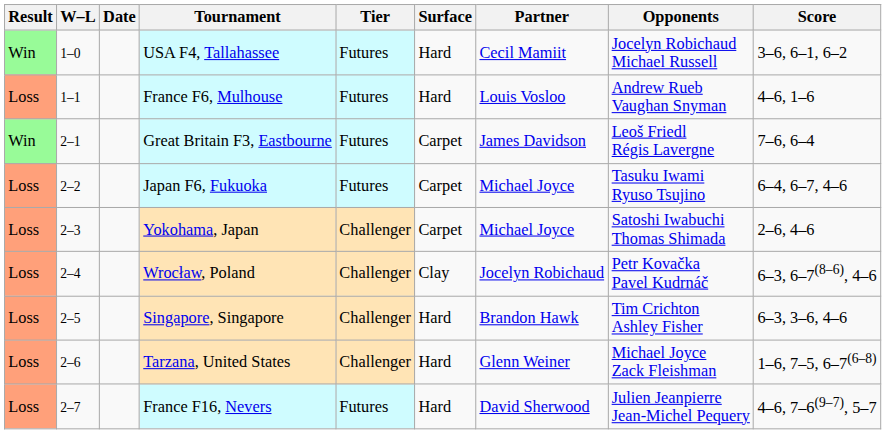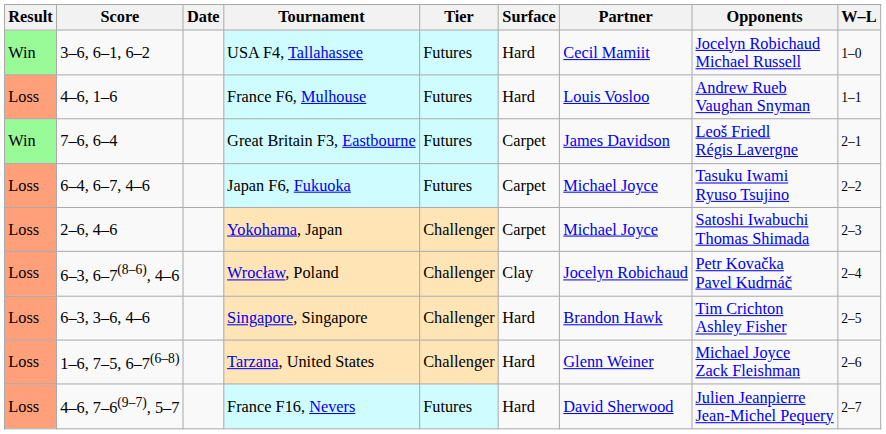columns swapped: (78, 17) <-> (817, 17)
